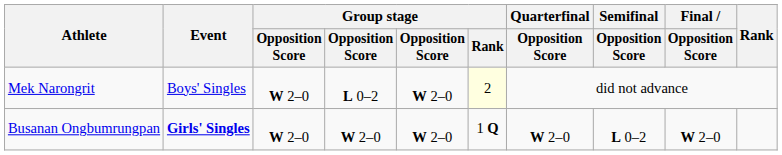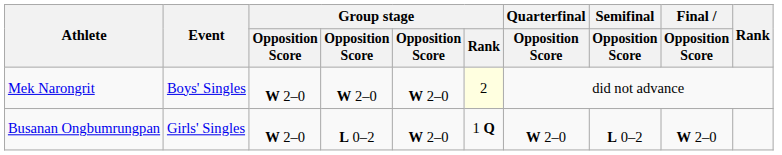(361, 96) L 0–2 -> (357, 96) W 2–0
(208, 129) bold -> (206, 129) normal
(361, 138) W 2–0 -> (357, 138) L 0–2
